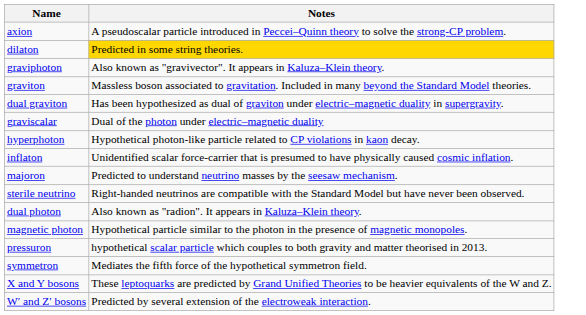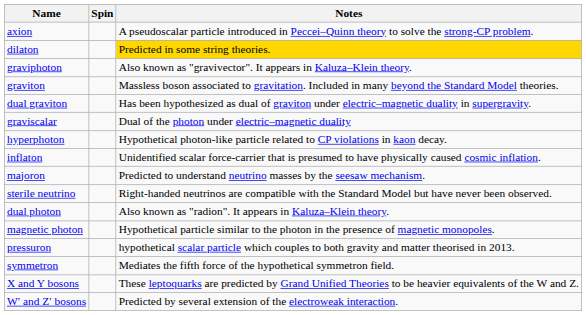+ column: (102, 13)
